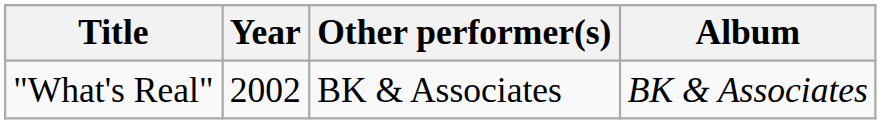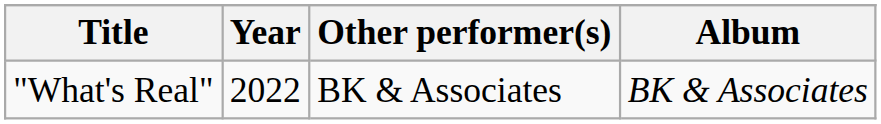(265, 88) 2002 -> (265, 88) 2022
